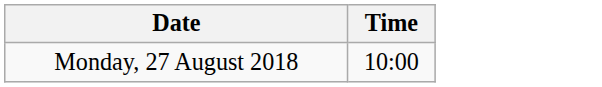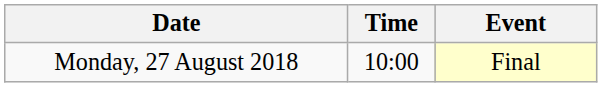+ column: (516, 23)
